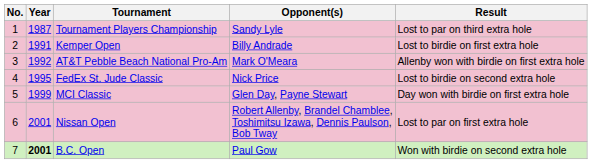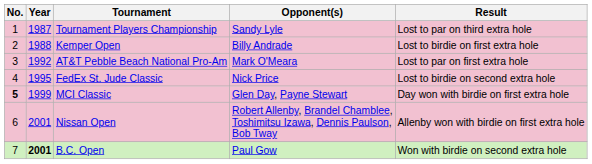(40, 45) 1991 -> (40, 45) 1988
(491, 62) Allenby won with birdie on first extra hole -> (463, 62) Lost to par on first extra hole
(15, 95) normal -> (15, 95) bold
(463, 122) Lost to par on first extra hole -> (491, 122) Allenby won with birdie on first extra hole
